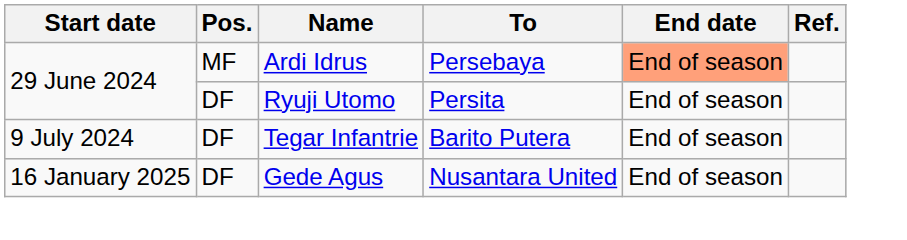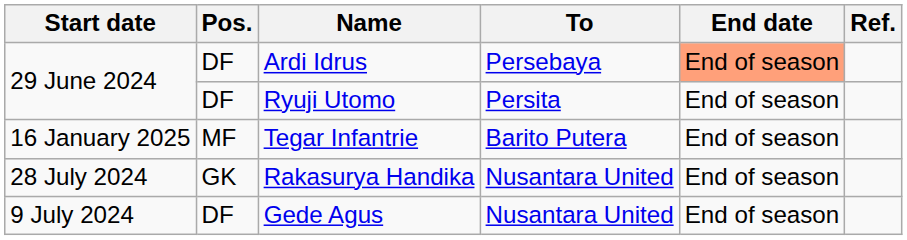(219, 61) MF -> (218, 61) DF
(72, 138) 9 July 2024 -> (100, 138) 16 January 2025
(218, 138) DF -> (219, 138) MF
+ row: (369, 176)
(100, 176) 16 January 2025 -> (72, 215) 9 July 2024
